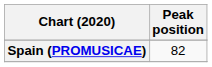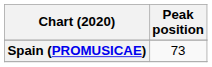(178, 51) 82 -> (178, 51) 73
